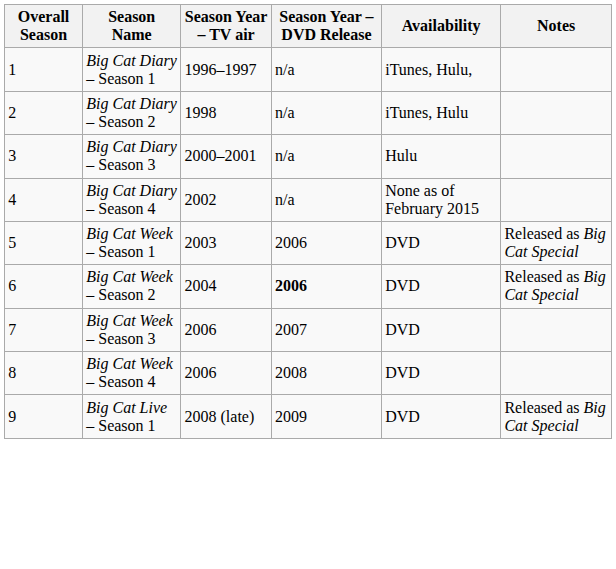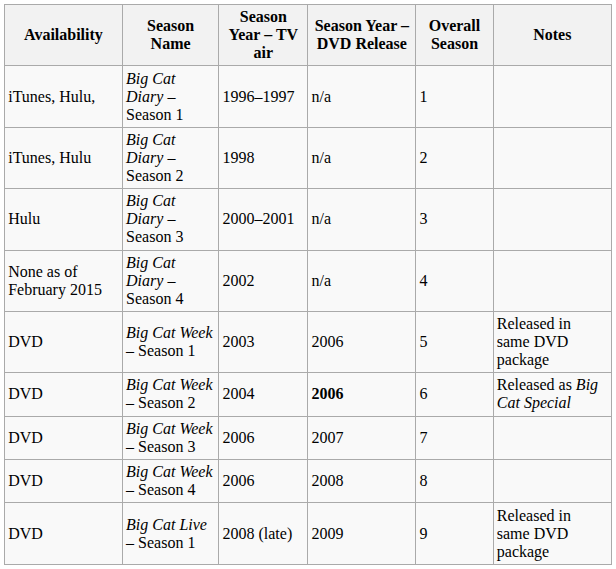columns swapped: (44, 26) <-> (441, 26)
(555, 243) Released as Big Cat Special -> (534, 342) Released in same DVD package
(555, 416) Released as Big Cat Special -> (534, 533) Released in same DVD package
